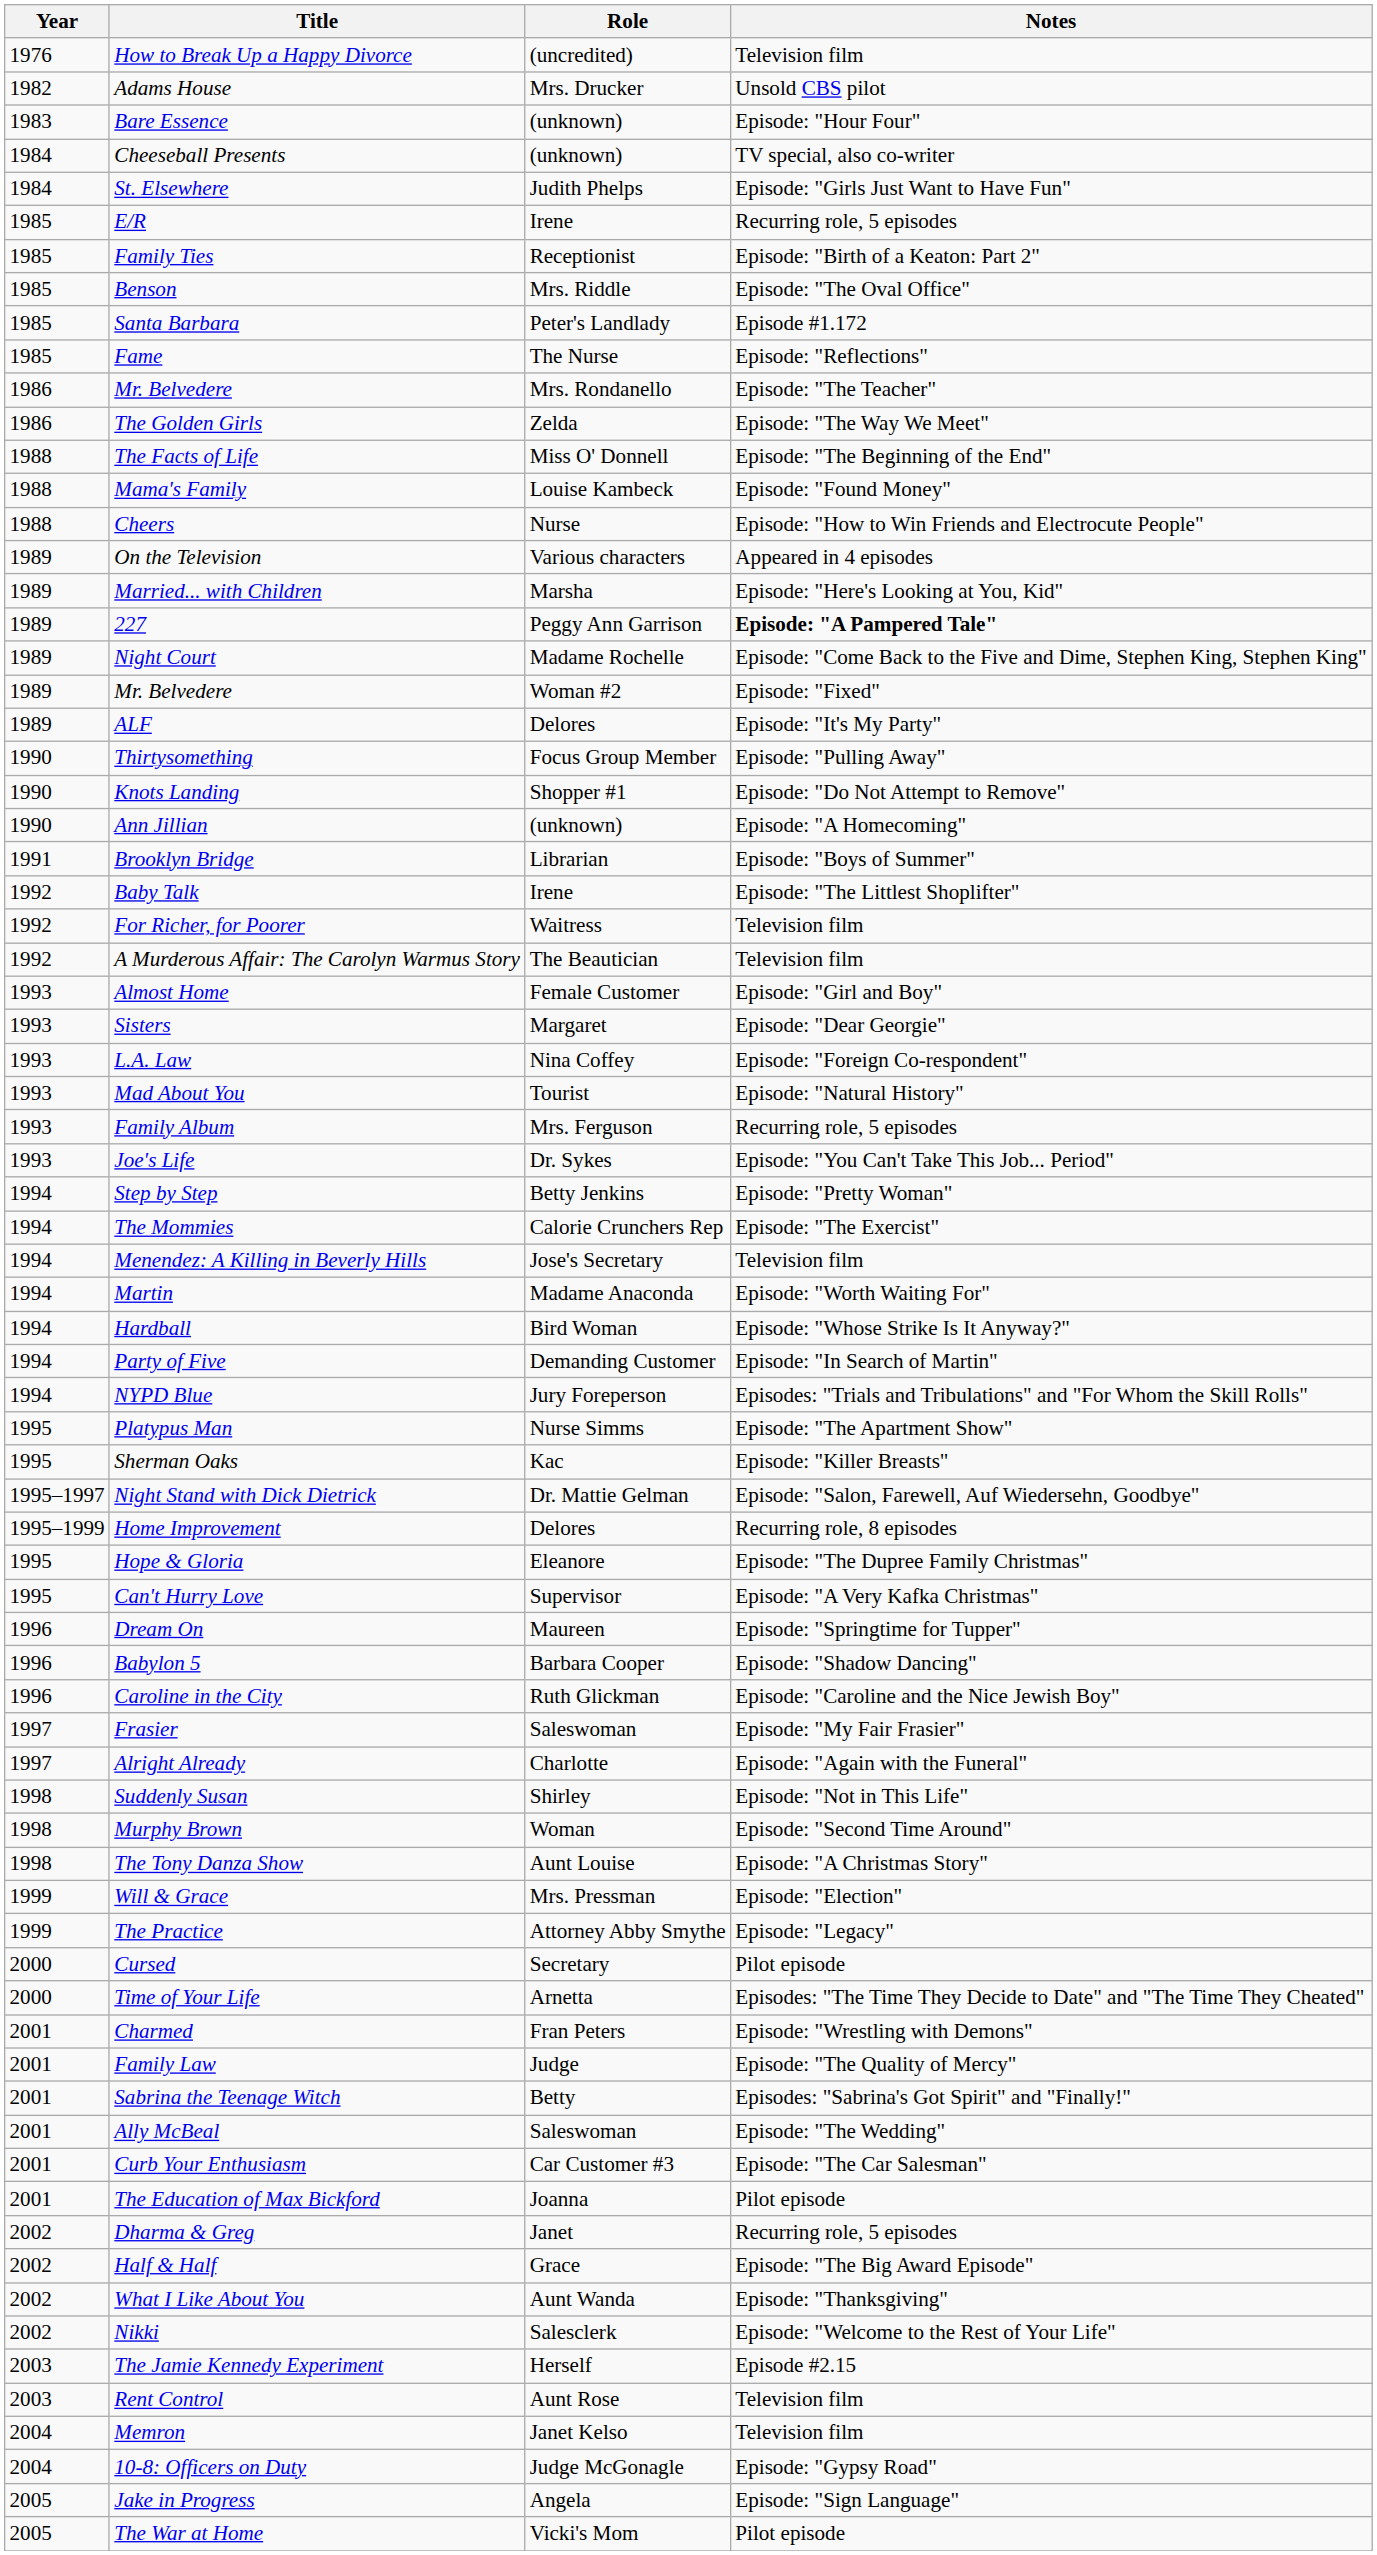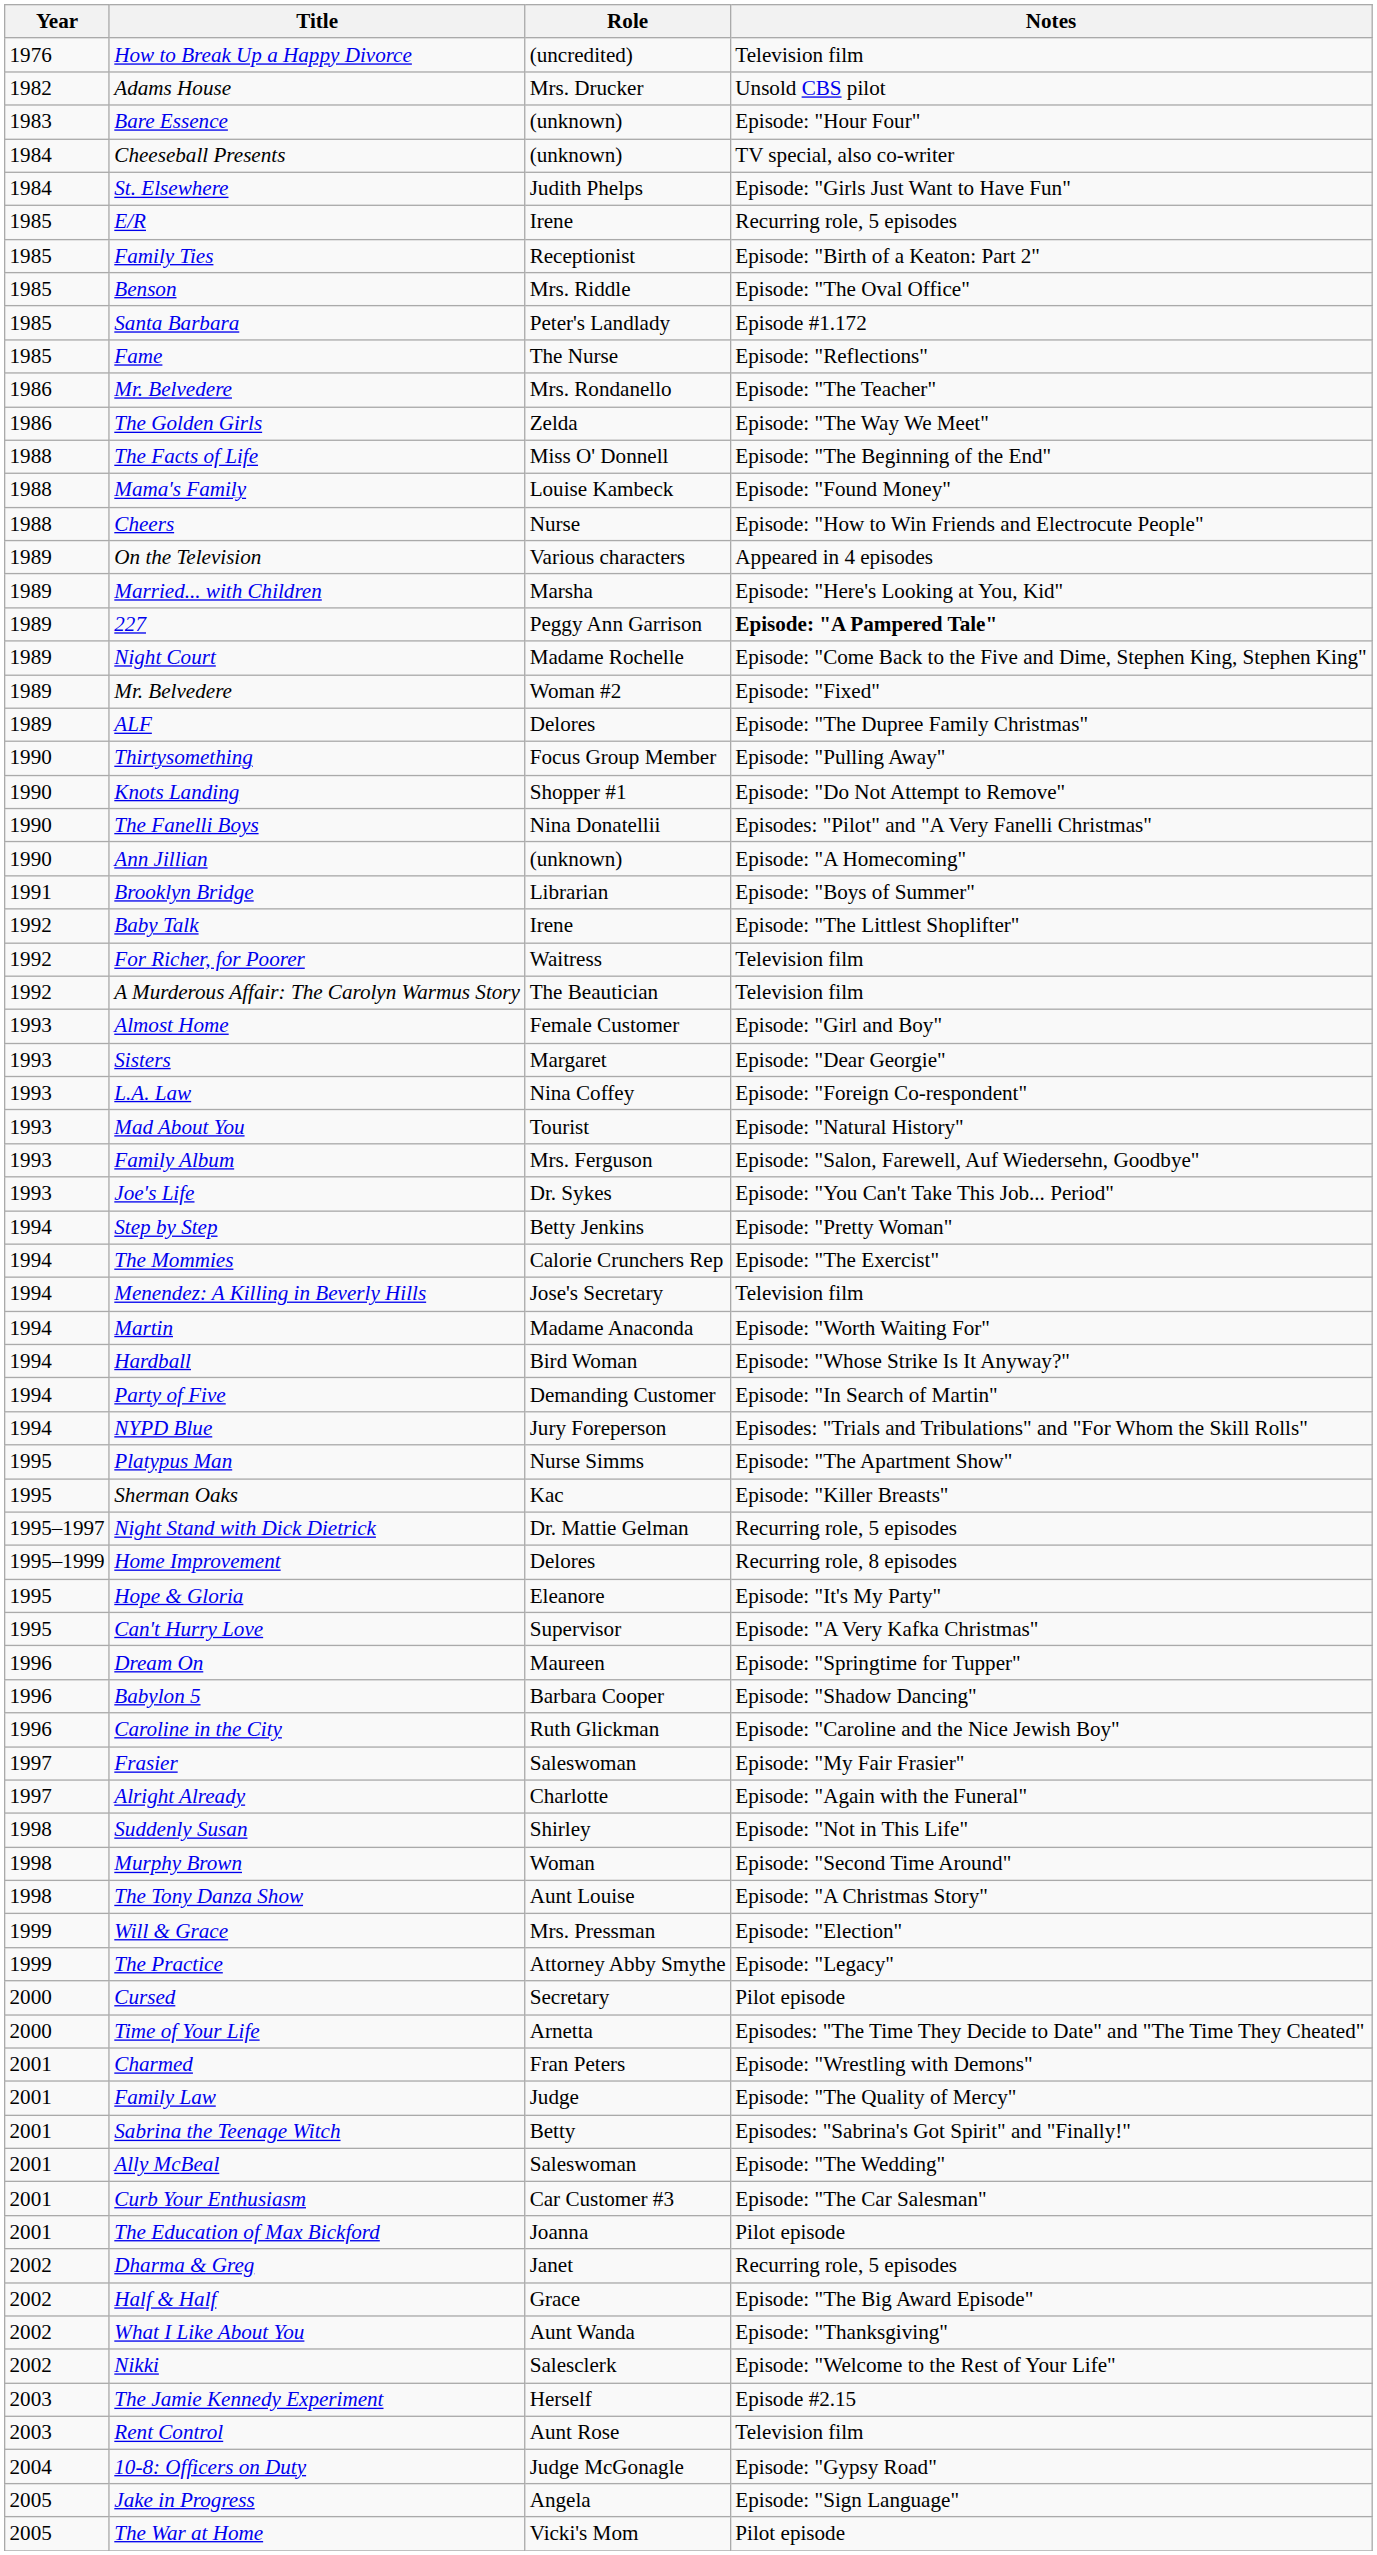(838, 724) Episode: "It's My Party" -> (912, 724) Episode: "The Dupree Family Christmas"
+ row: (186, 825)
(846, 1126) Recurring role, 5 episodes -> (967, 1160) Episode: "Salon, Farewell, Auf Wiedersehn, Goodbye"
(967, 1495) Episode: "Salon, Farewell, Auf Wiedersehn, Goodbye" -> (846, 1528) Recurring role, 5 episodes
(912, 1562) Episode: "The Dupree Family Christmas" -> (838, 1595) Episode: "It's My Party"
- row: (150, 2432)
